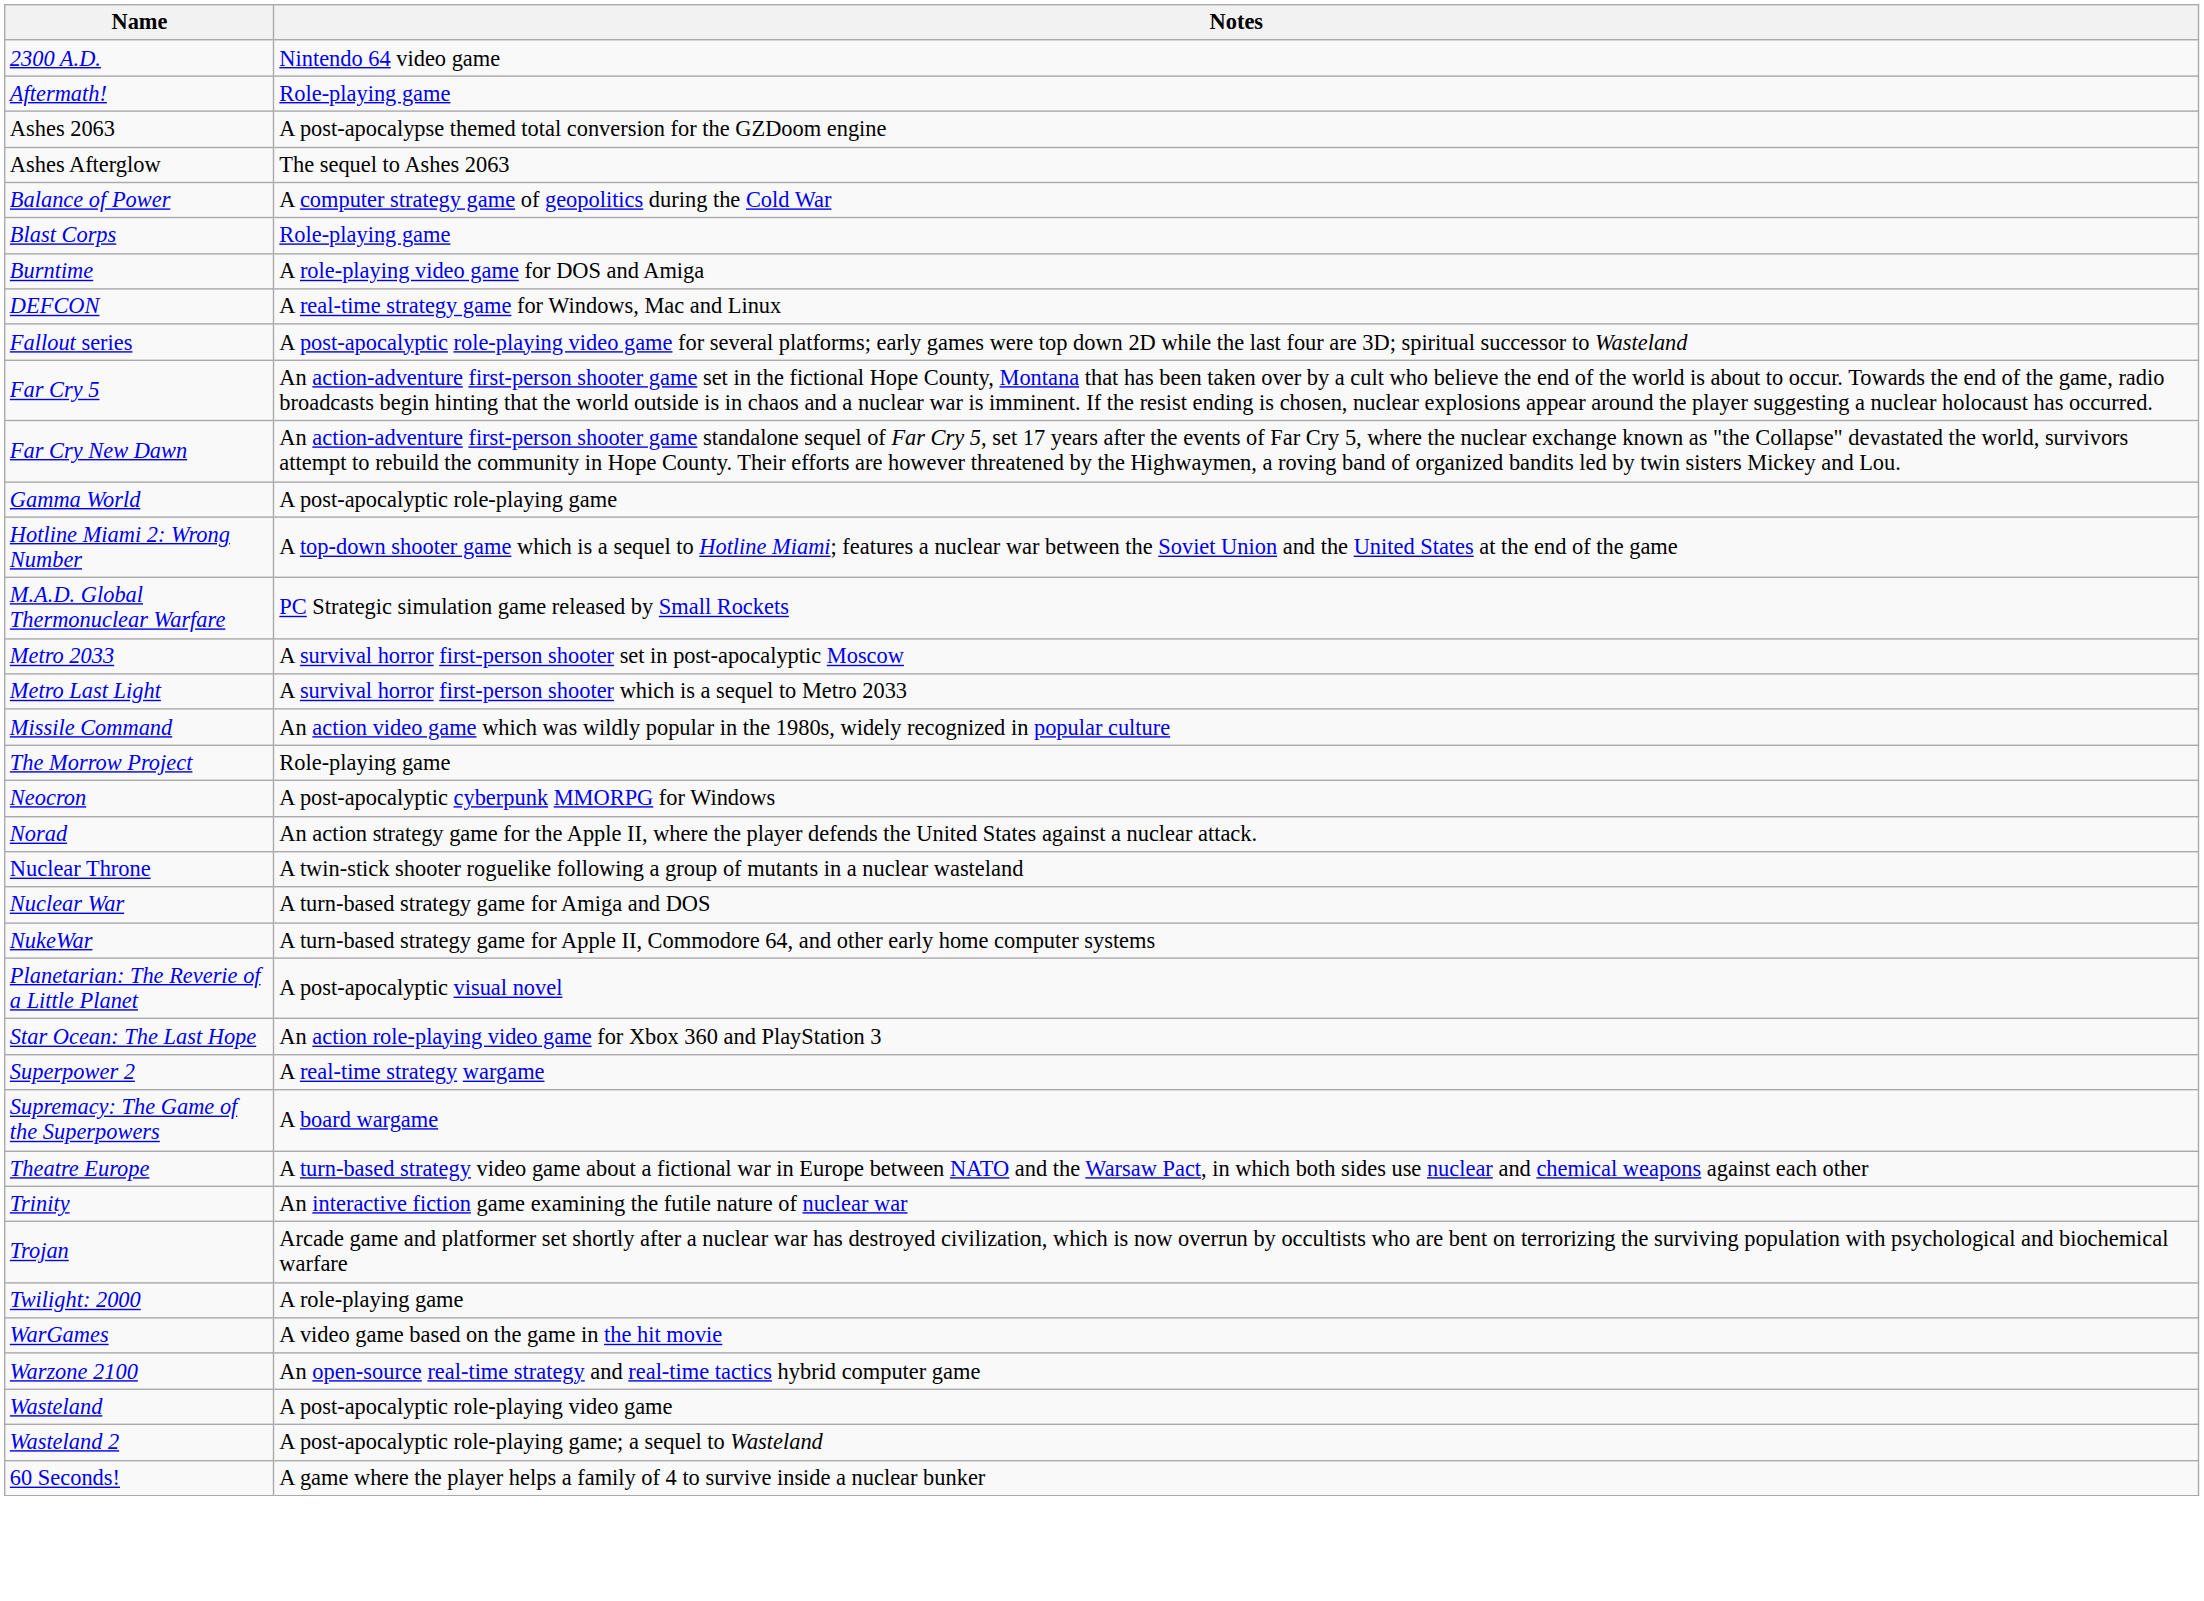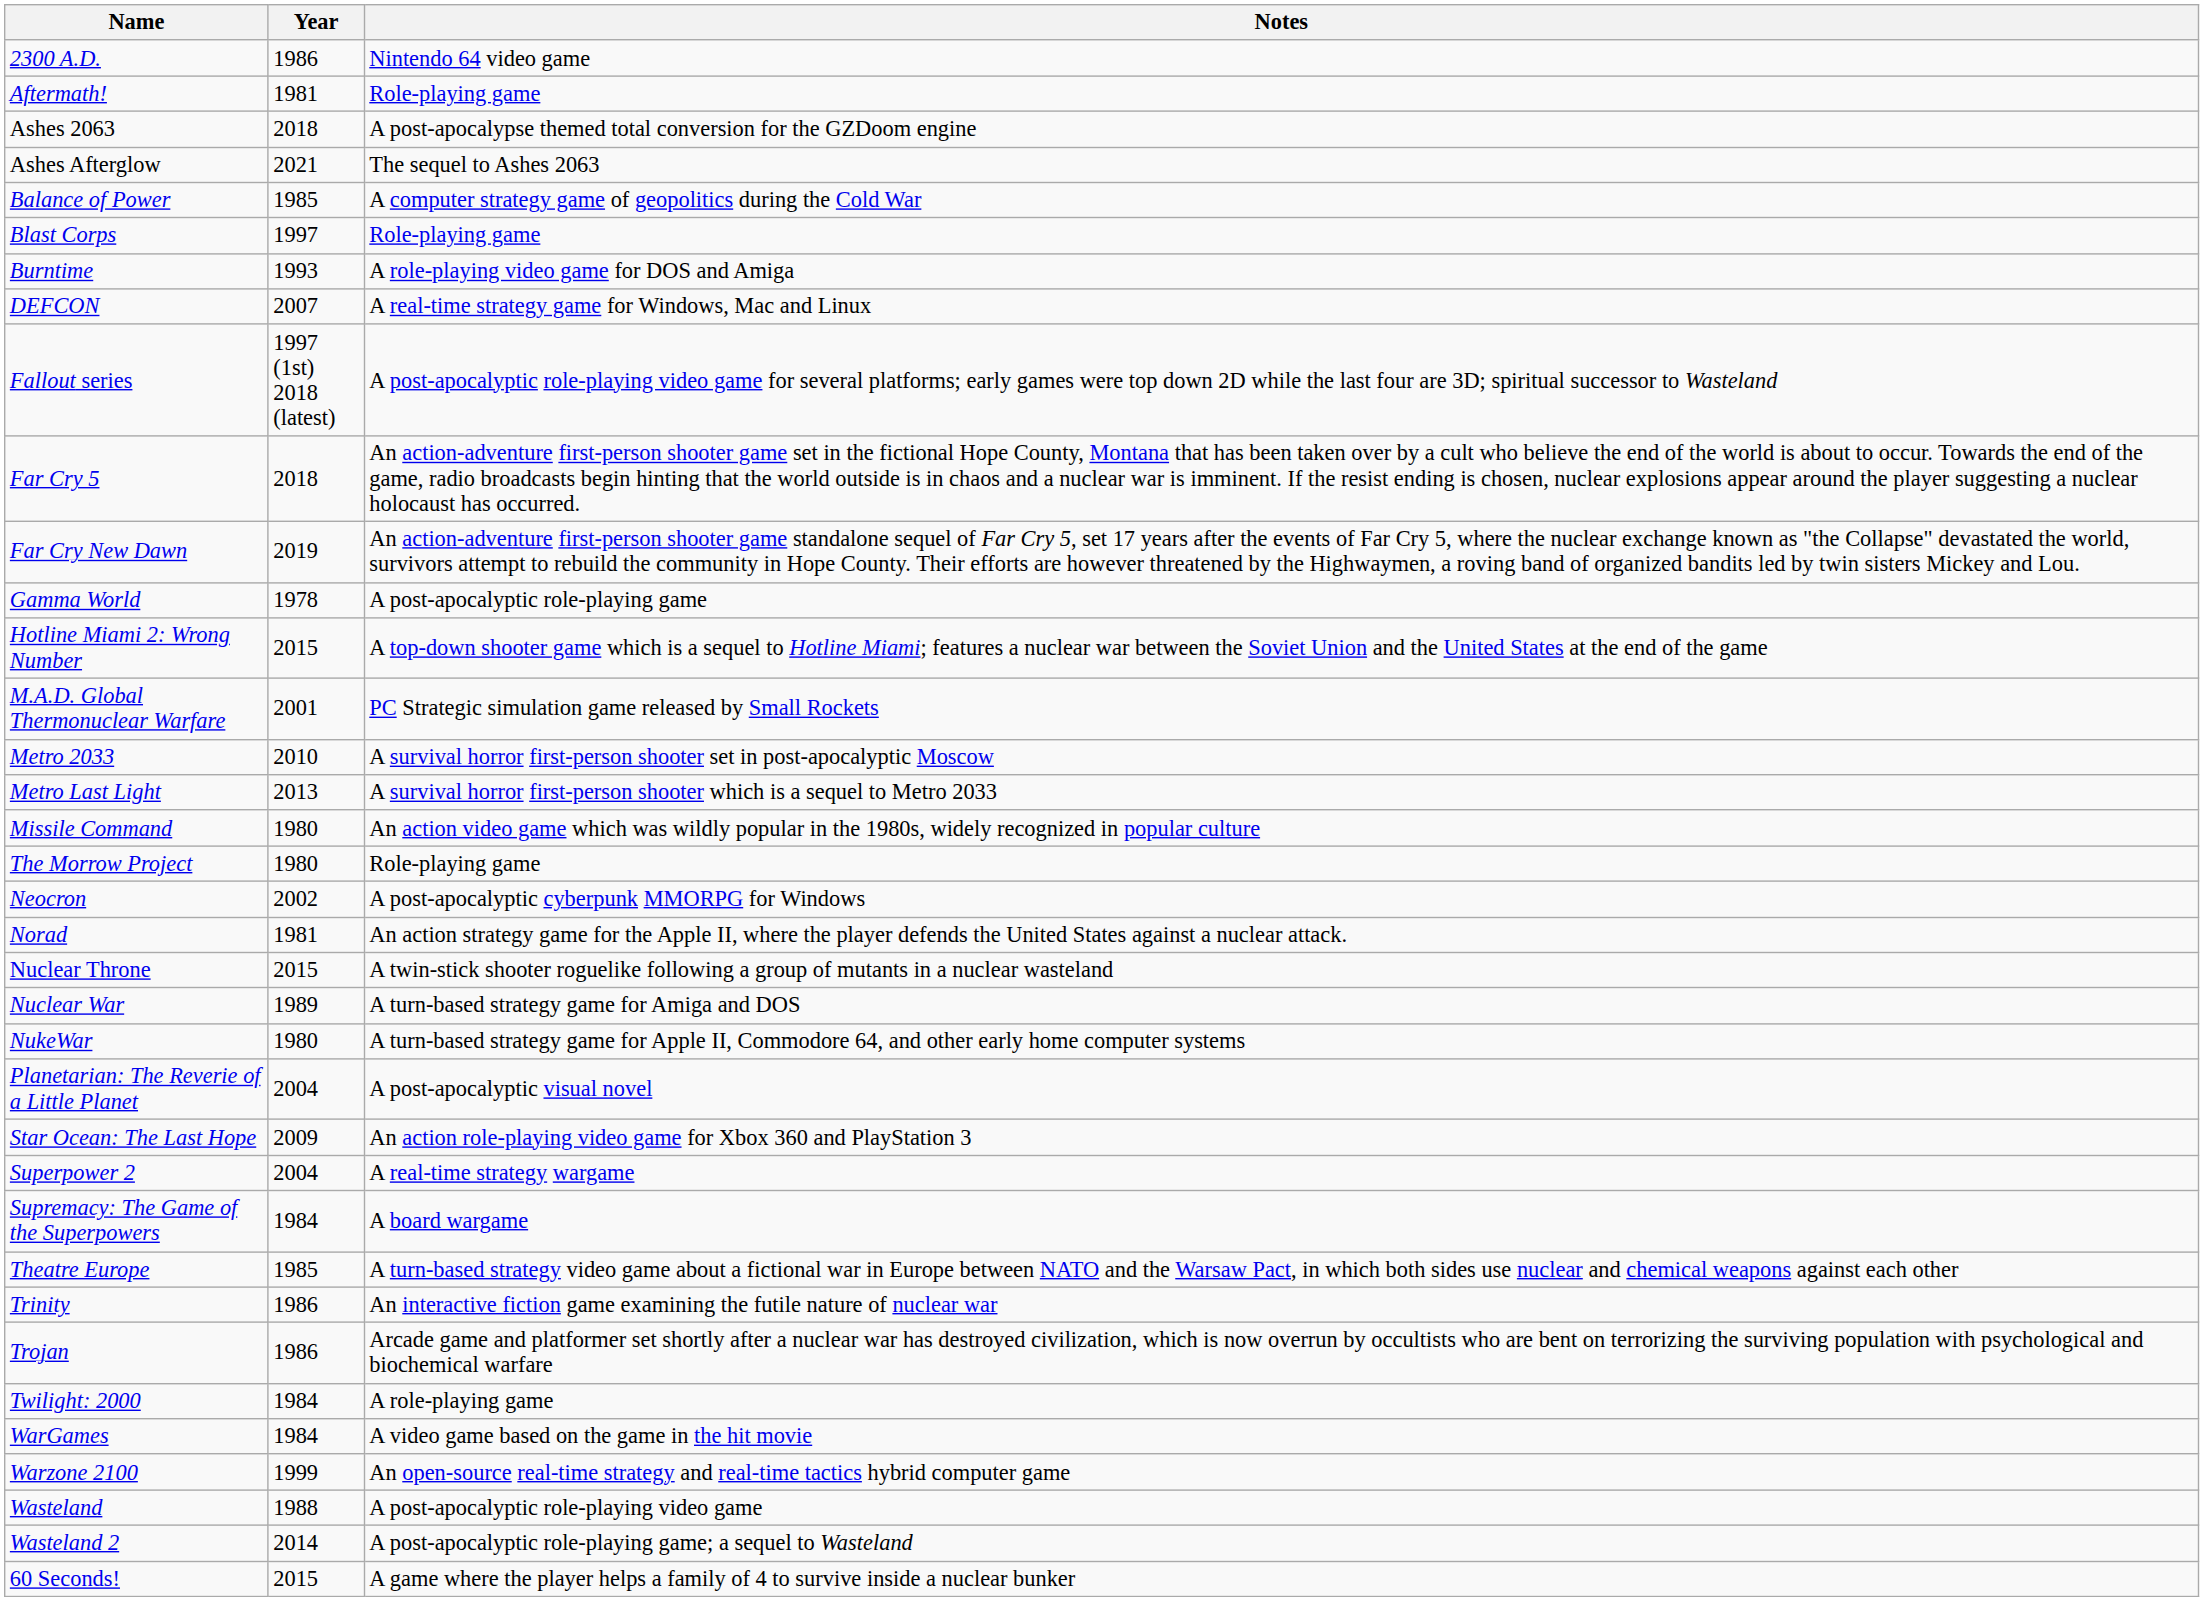+ column: (316, 22)
